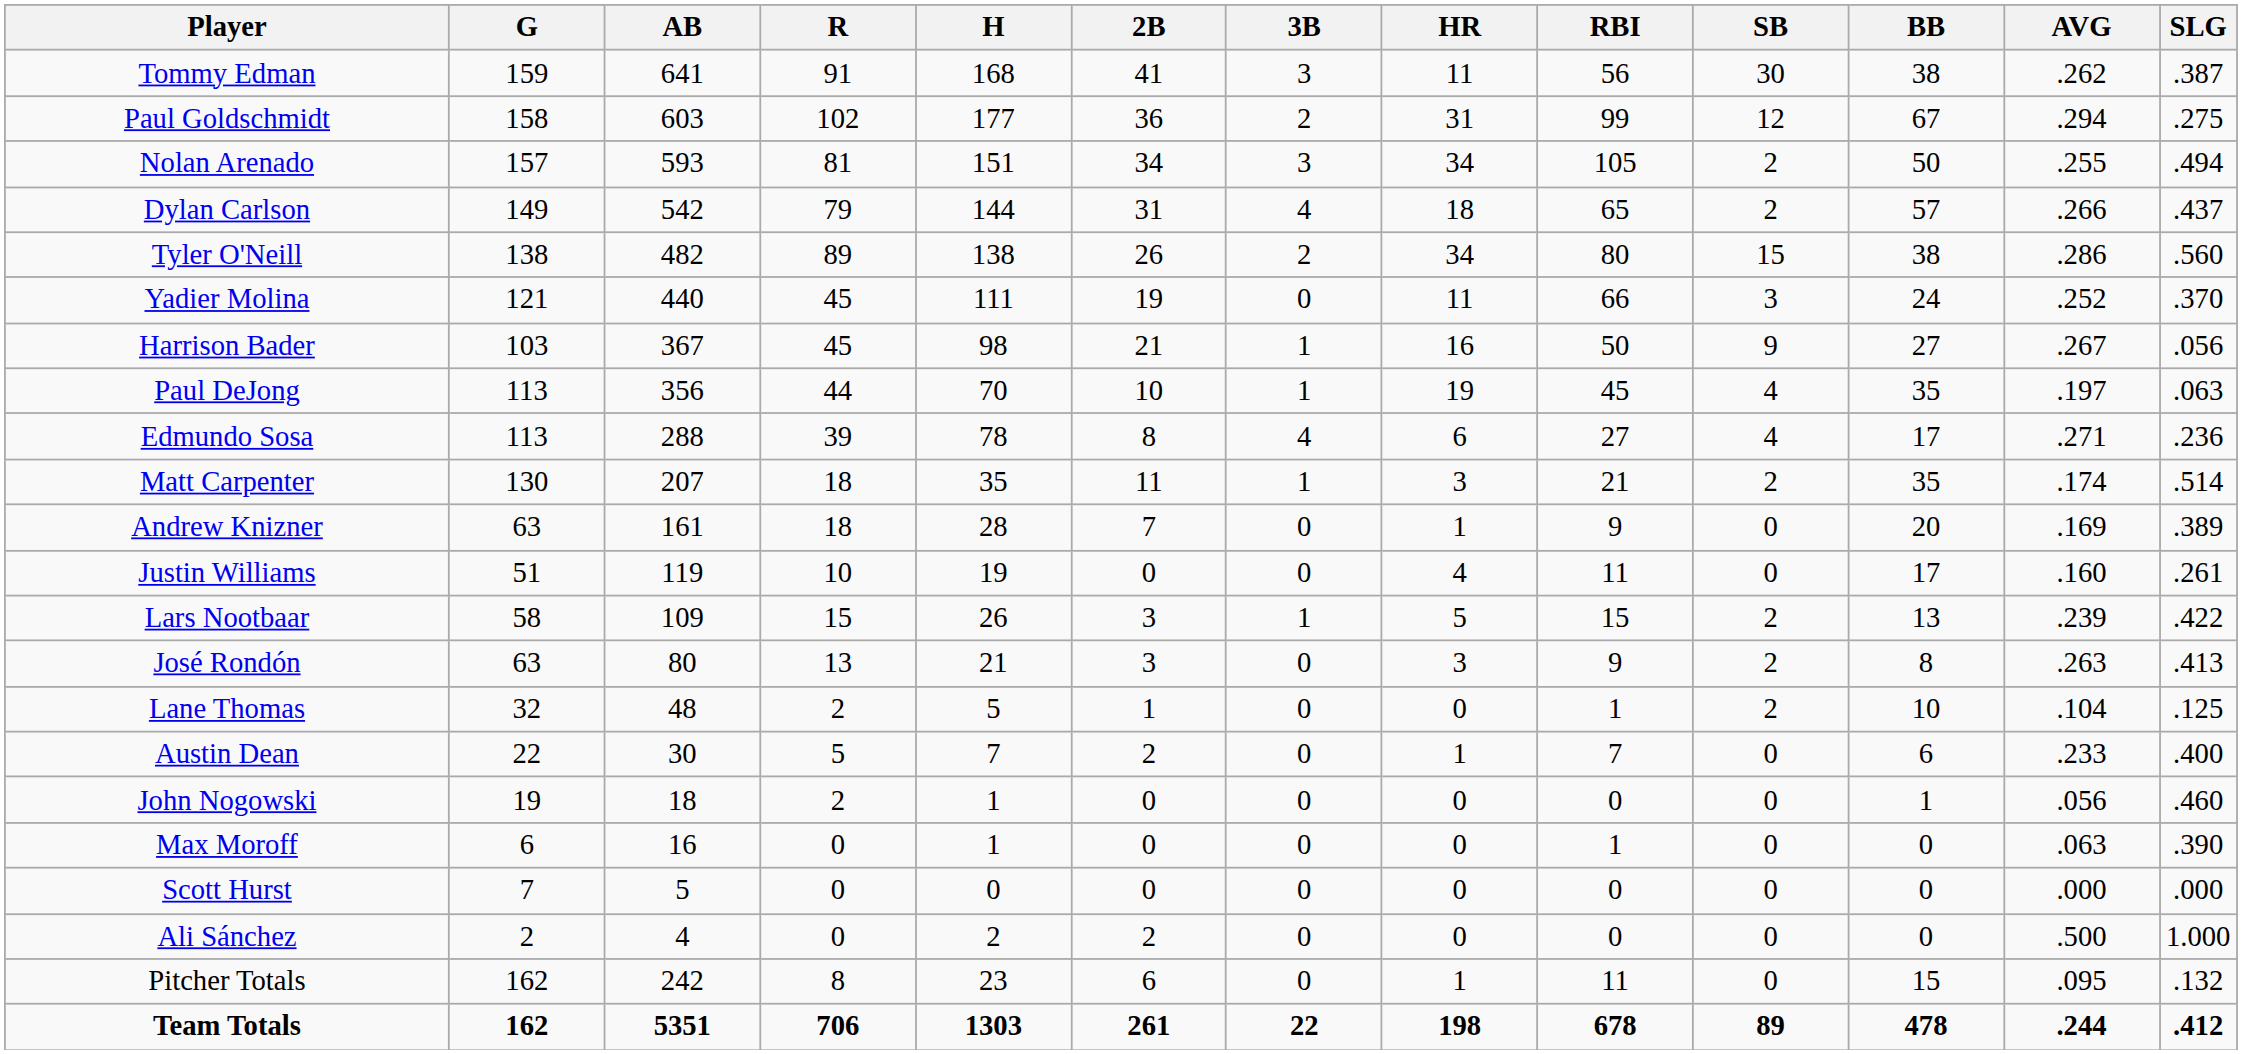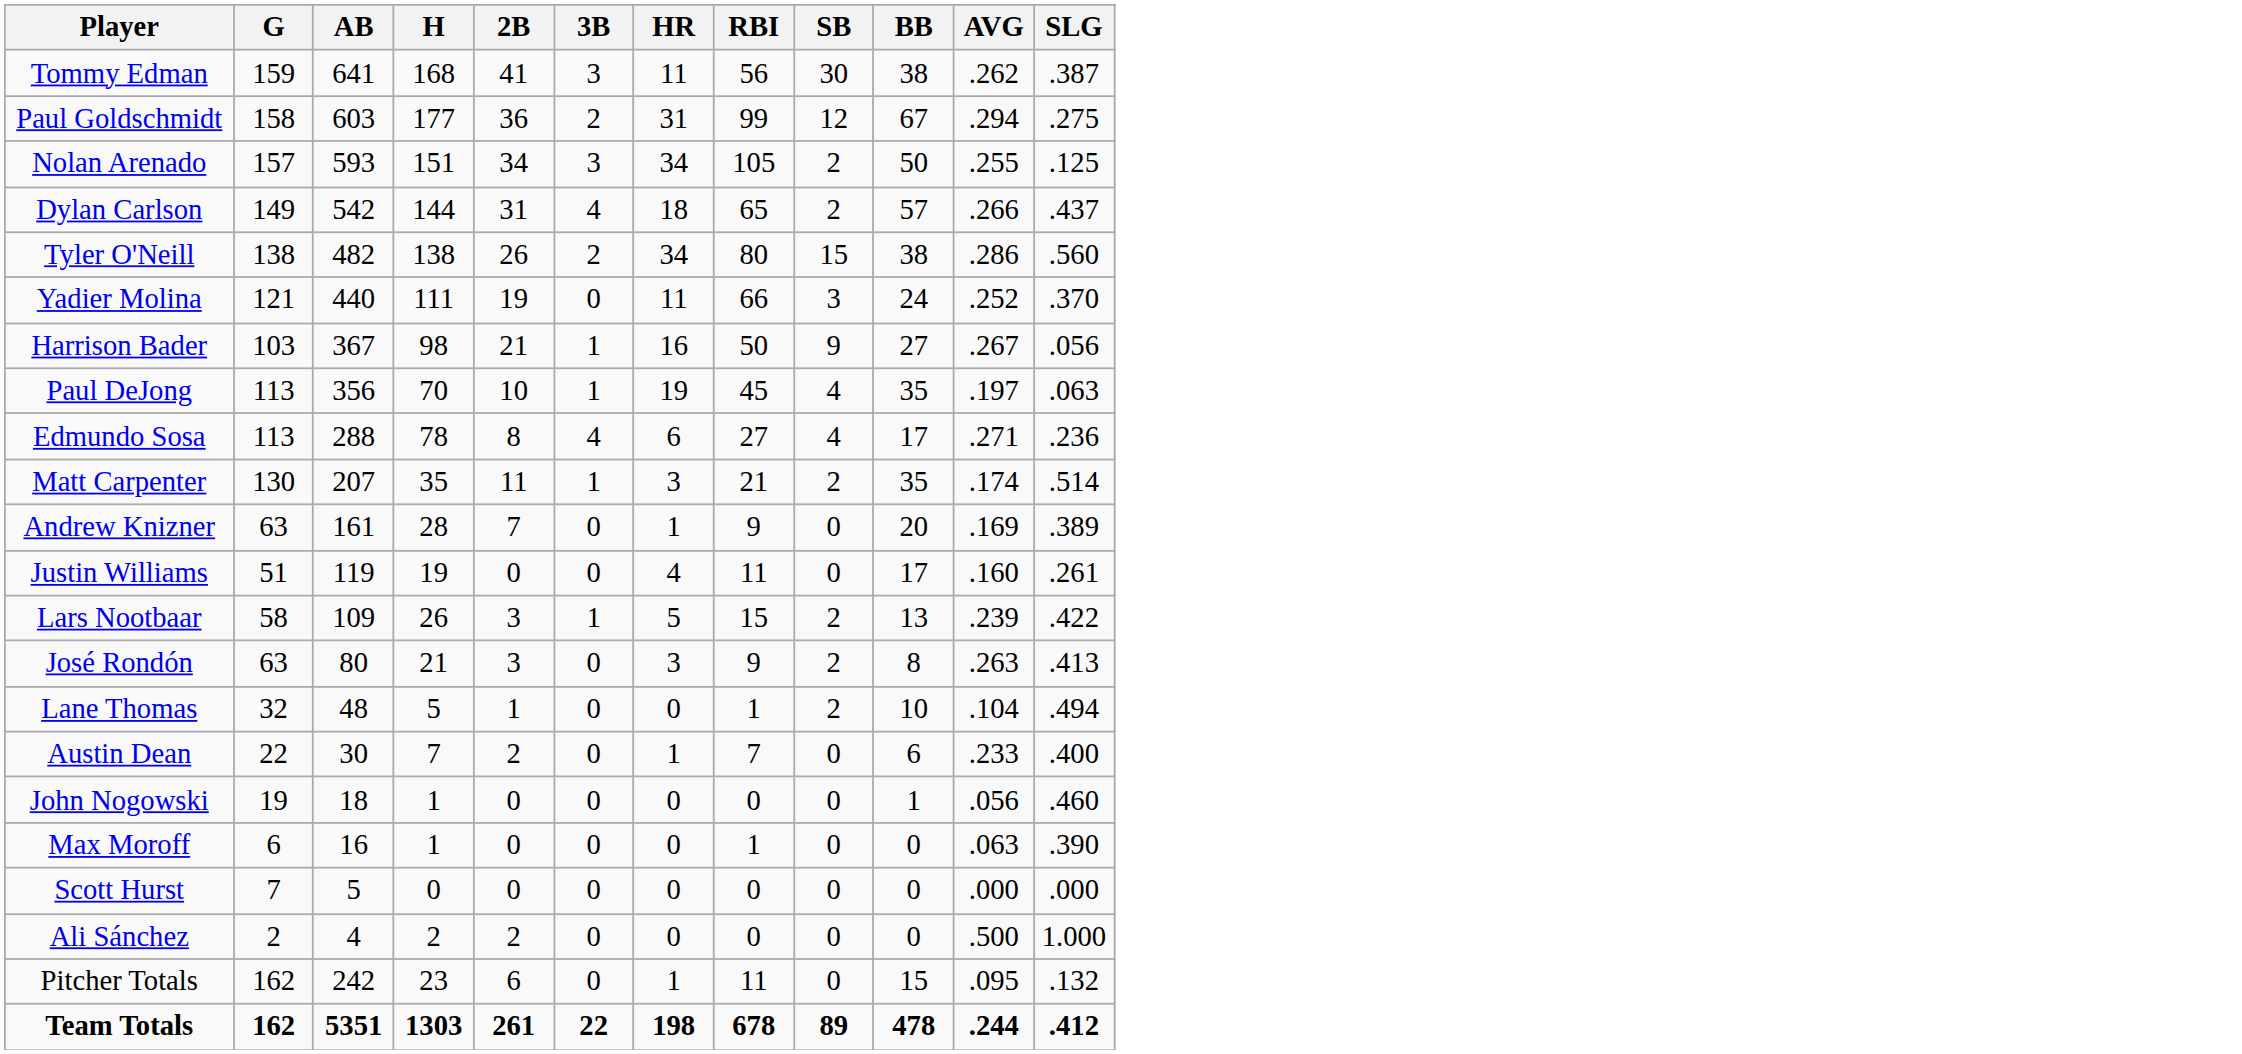- column: (838, 27)
(2198, 163) .494 -> (1074, 163) .125
(2198, 708) .125 -> (1074, 708) .494
